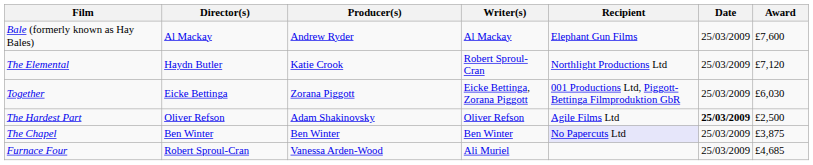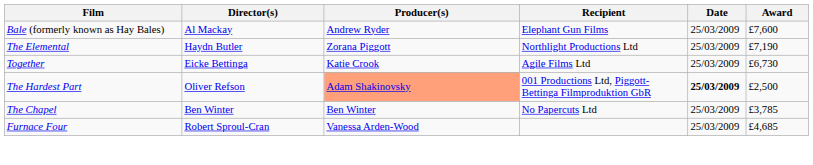- column: (505, 13)
(317, 65) Katie Crook -> (358, 47) Zorana Piggott
(770, 65) £7,120 -> (763, 47) £7,190
(322, 94) Zorana Piggott -> (353, 64) Katie Crook
(616, 94) 001 Productions Ltd, Piggott-Bettinga Filmproduktion GbR -> (556, 64) Agile Films Ltd
(770, 94) £6,030 -> (763, 64) £6,730
(333, 117) no background -> (369, 87) lightsalmon background
(585, 117) Agile Films Ltd -> (586, 87) 001 Productions Ltd, Piggott-Bettinga Filmproduktion GbR
(588, 134) lavender background -> (559, 110) no background
(770, 134) £3,875 -> (763, 110) £3,785
